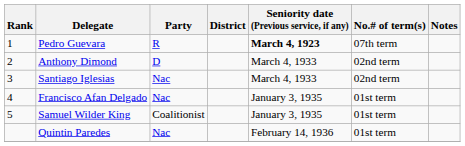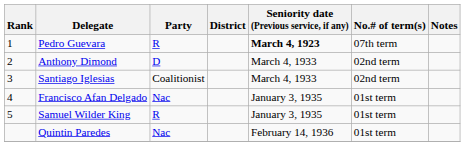(161, 79) Nac -> (178, 79) Coalitionist
(178, 114) Coalitionist -> (156, 114) R
